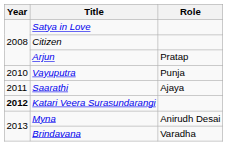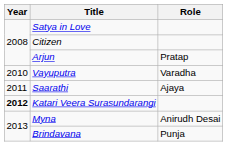(172, 73) Punja -> (178, 73) Varadha
(178, 133) Varadha -> (172, 133) Punja
